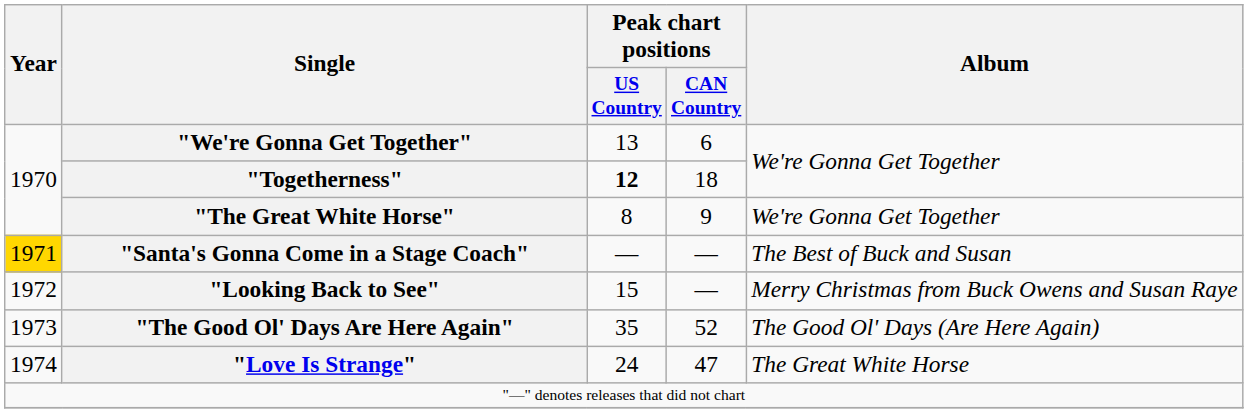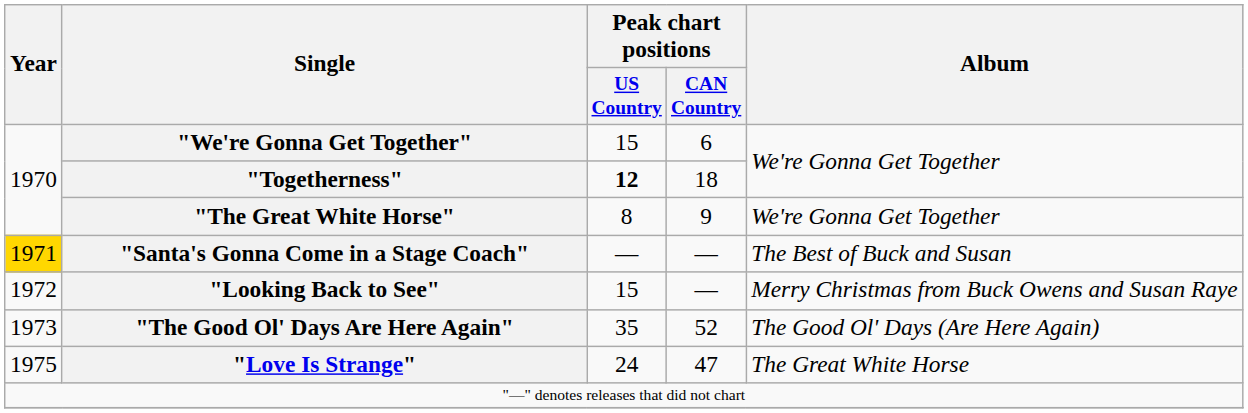(627, 142) 13 -> (627, 142) 15
(33, 364) 1974 -> (33, 364) 1975
